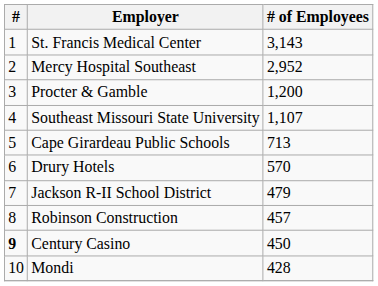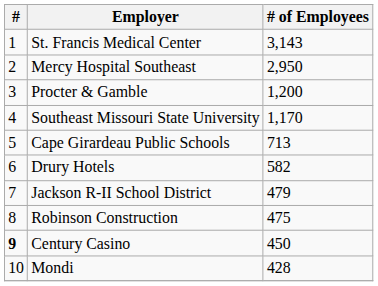(285, 67) 2,952 -> (285, 67) 2,950
(285, 117) 1,107 -> (285, 117) 1,170
(279, 167) 570 -> (279, 167) 582
(279, 218) 457 -> (279, 218) 475
